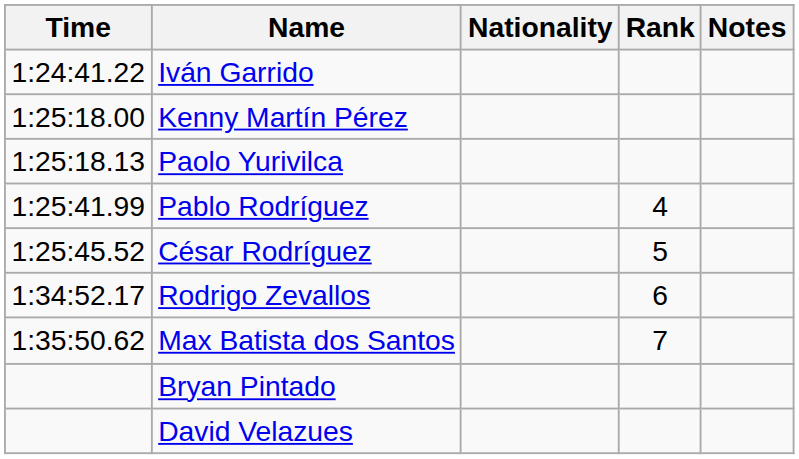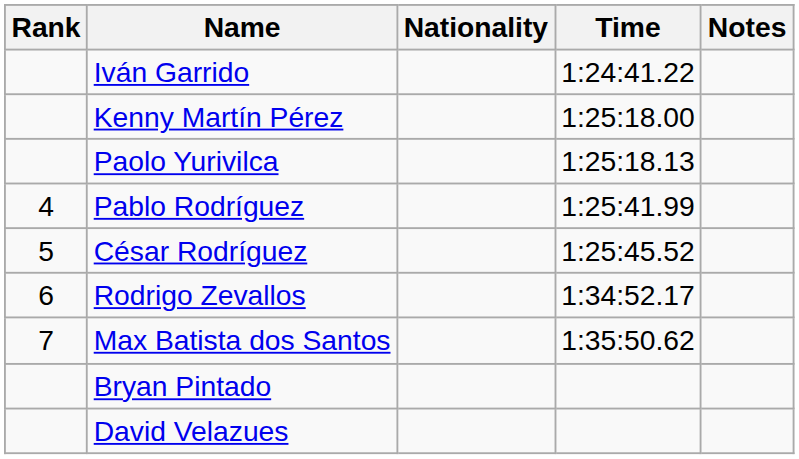columns swapped: (660, 27) <-> (78, 27)
